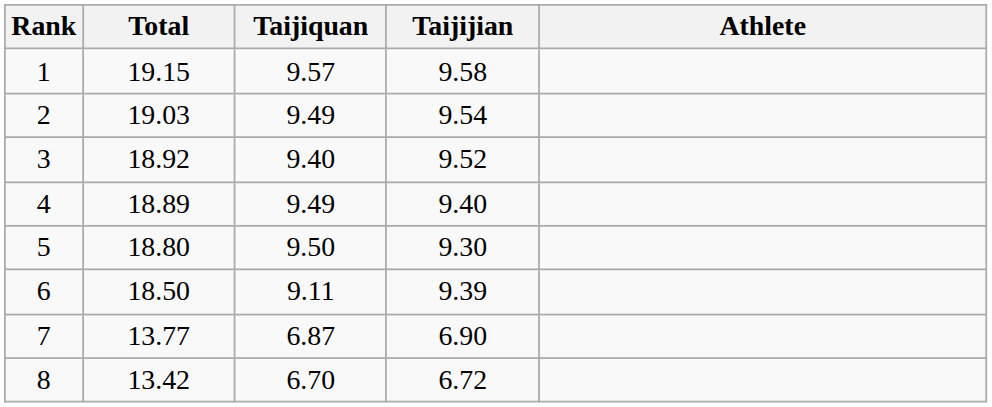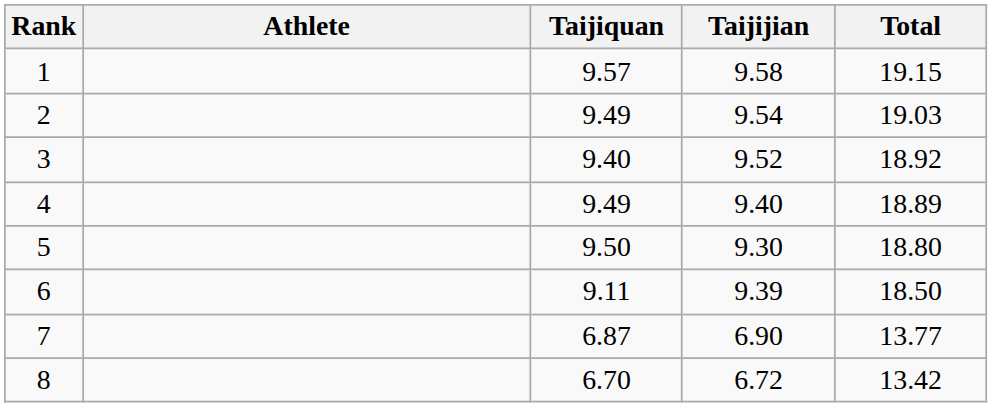columns swapped: (763, 26) <-> (159, 26)
